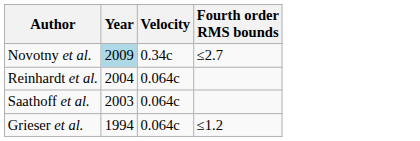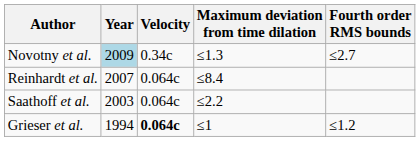+ column: (260, 24)
(119, 78) 2004 -> (119, 78) 2007
(160, 124) normal -> (160, 124) bold
